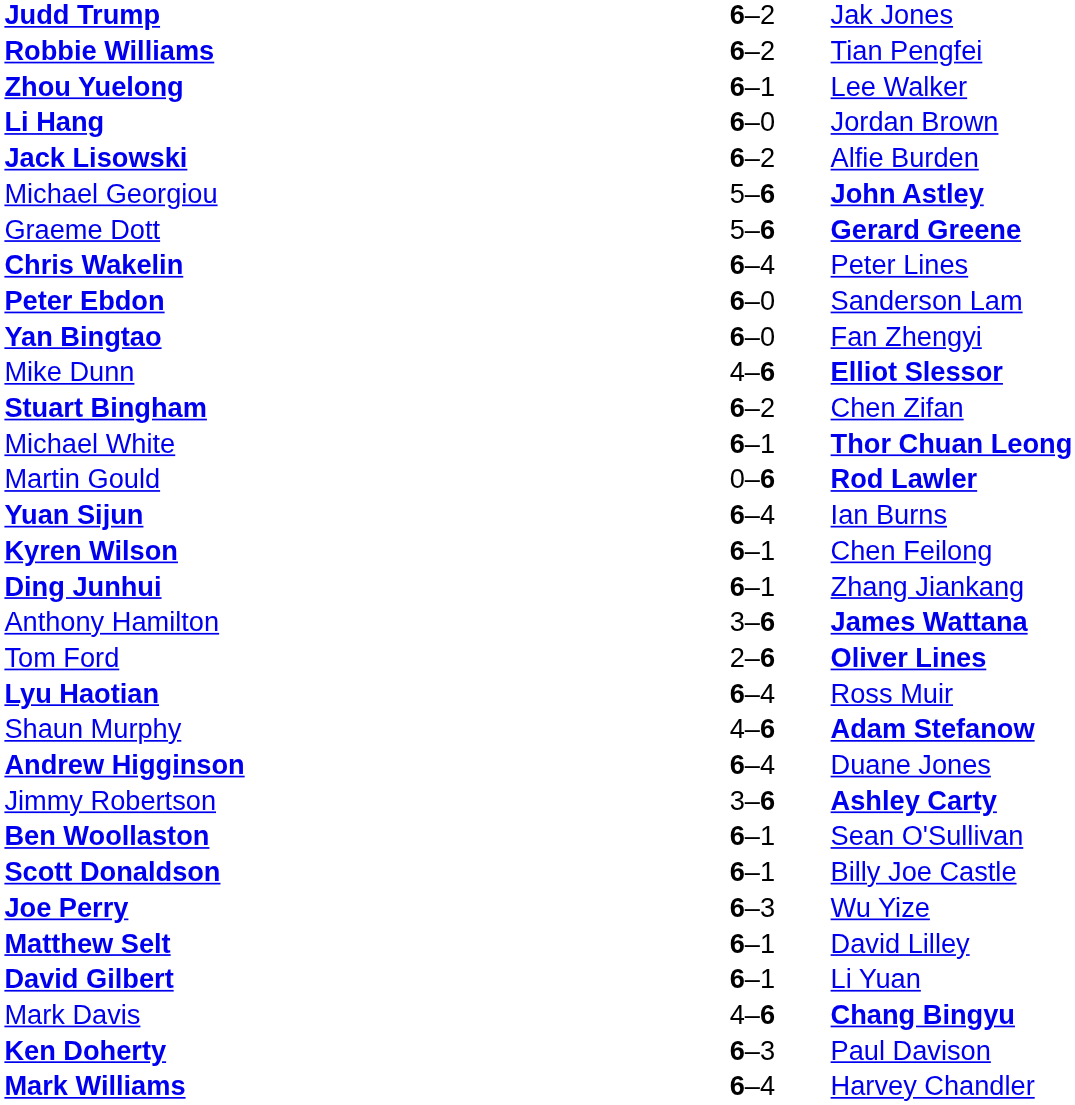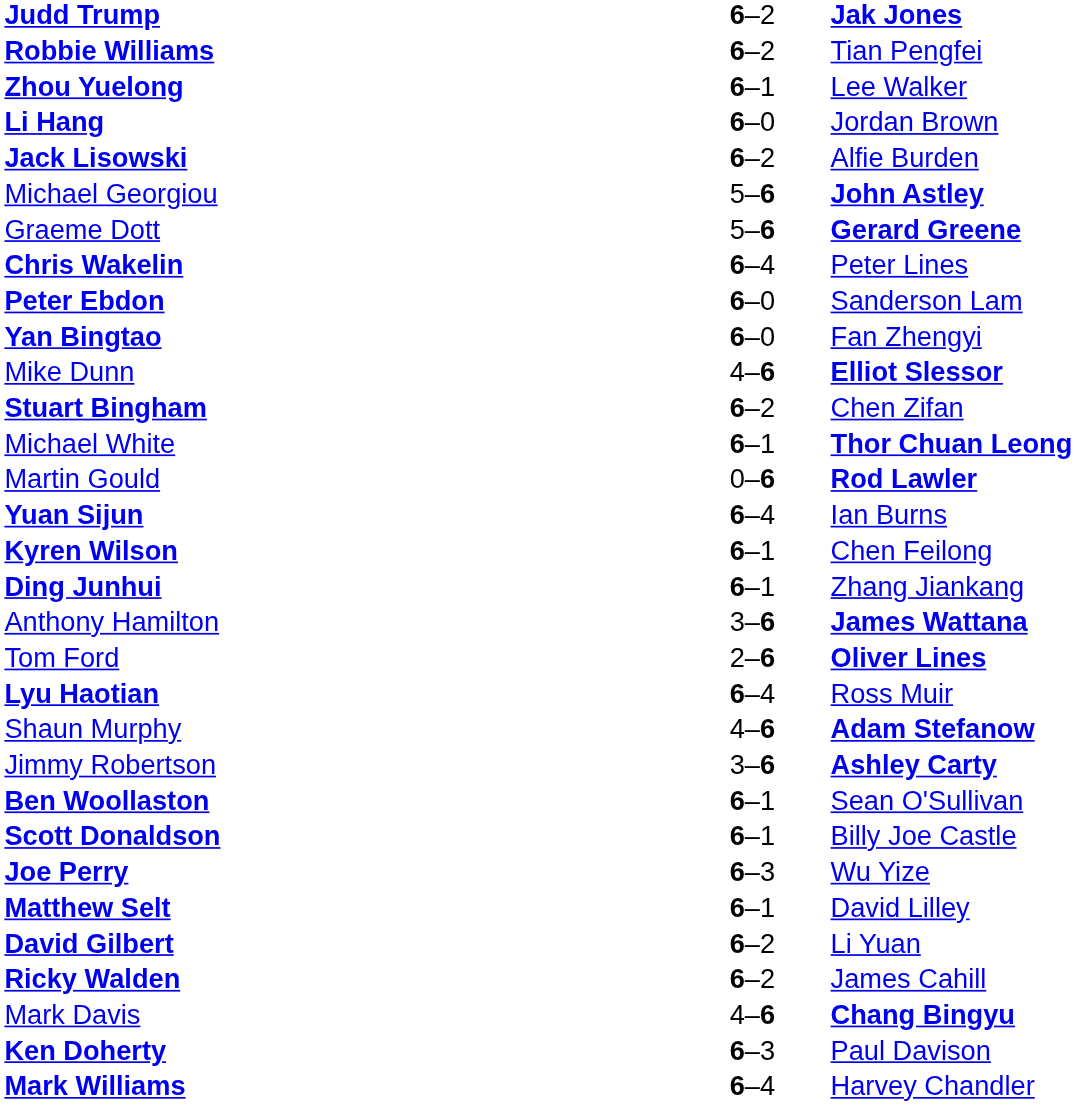(892, 15) normal -> (896, 15) bold
- row: (125, 765)
(752, 979) 6–1 -> (752, 943) 6–2
+ row: (92, 979)
